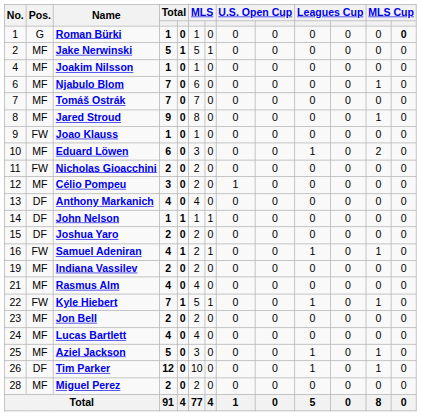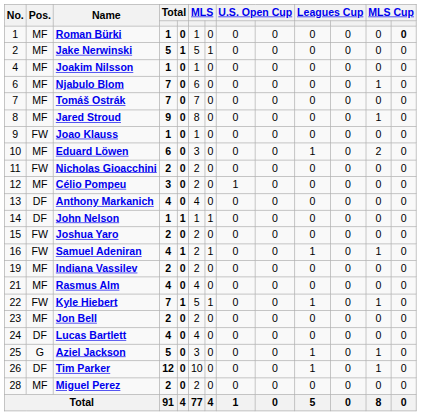(40, 34) G -> (40, 34) MF
(40, 235) DF -> (40, 235) FW
(40, 335) MF -> (40, 335) DF
(40, 352) MF -> (40, 352) G
